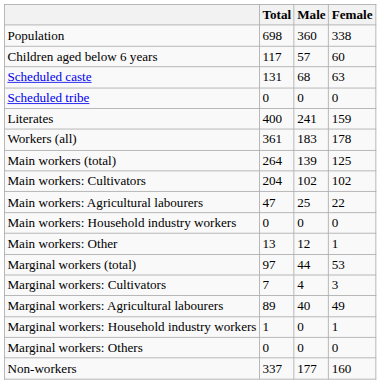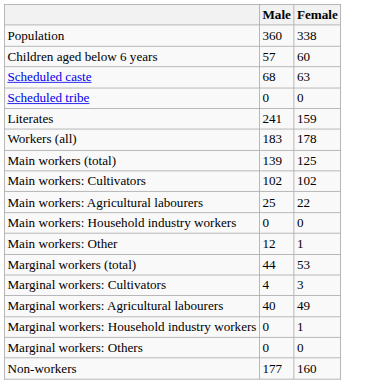- column: (277, 14)
